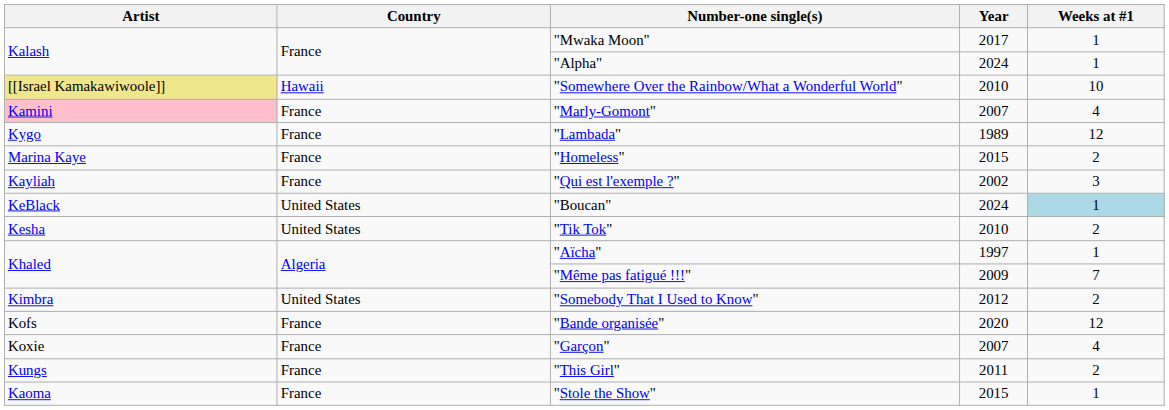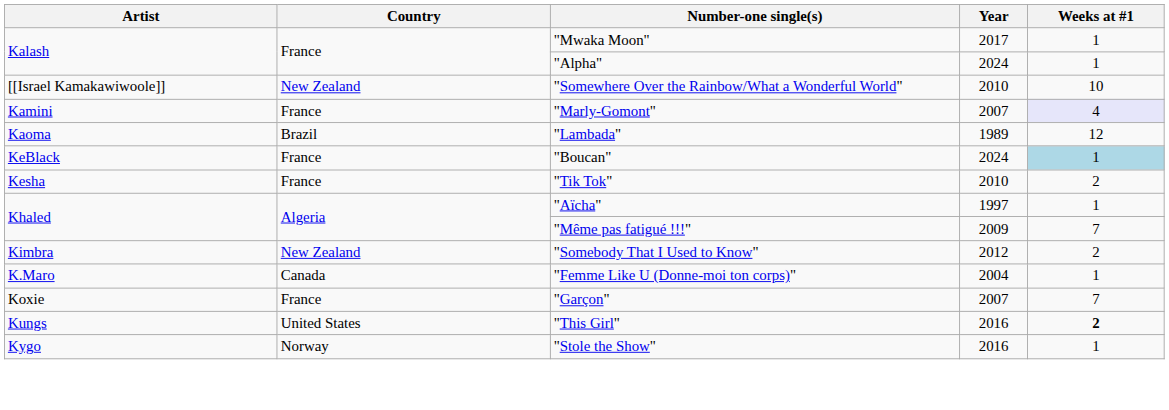(87, 87) khaki background -> (87, 87) no background
(302, 87) Hawaii -> (321, 87) New Zealand
(30, 110) pink background -> (30, 110) no background
(1096, 110) no background -> (1096, 110) lavender background
(24, 134) Kygo -> (29, 134) Kaoma
(301, 134) France -> (299, 134) Brazil
- row: (589, 157)
- row: (617, 181)
(321, 205) United States -> (301, 157) France
(321, 228) United States -> (301, 181) France
(321, 299) United States -> (321, 252) New Zealand
+ row: (675, 275)
- row: (609, 323)
(1096, 346) 4 -> (1096, 299) 7
(301, 370) France -> (321, 323) United States
(994, 370) 2011 -> (994, 323) 2016
(1096, 370) normal -> (1096, 323) bold
(29, 393) Kaoma -> (24, 346) Kygo
(301, 393) France -> (305, 346) Norway
(994, 393) 2015 -> (994, 346) 2016
